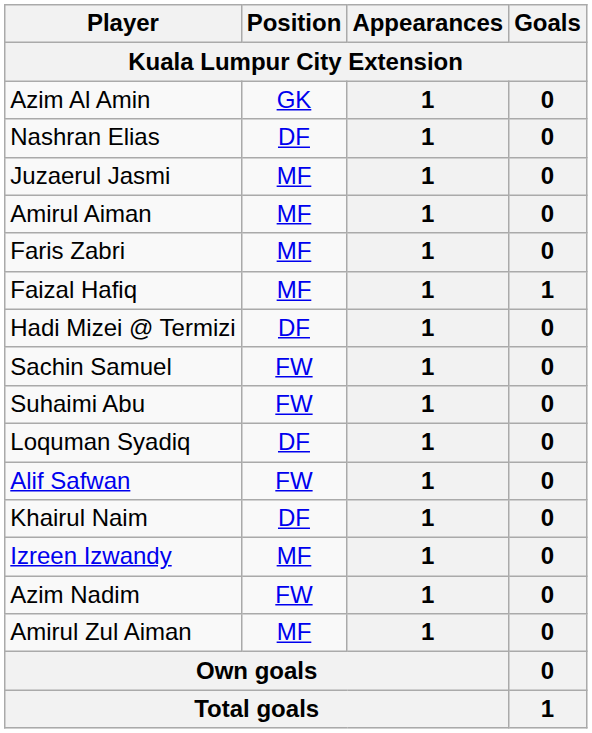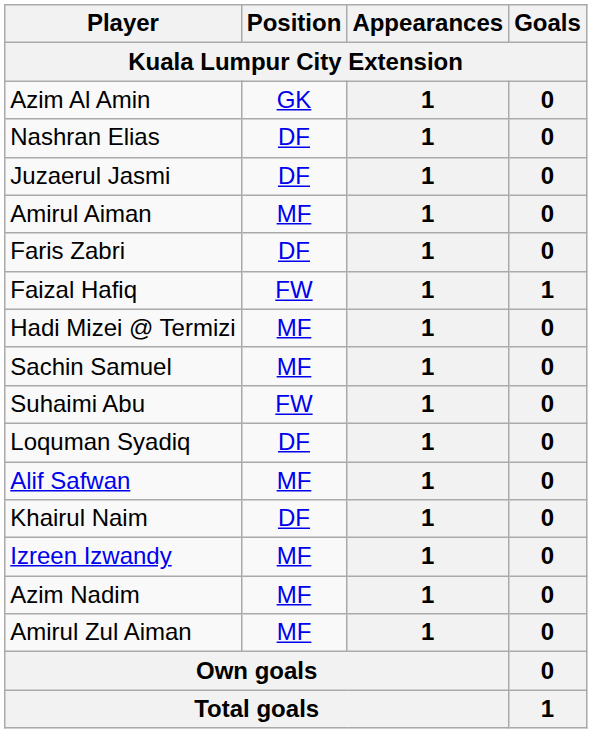(294, 175) MF -> (294, 175) DF
(294, 251) MF -> (294, 251) DF
(294, 289) MF -> (294, 289) FW
(294, 328) DF -> (294, 328) MF
(294, 366) FW -> (294, 366) MF
(294, 480) FW -> (294, 480) MF
(294, 594) FW -> (294, 594) MF
